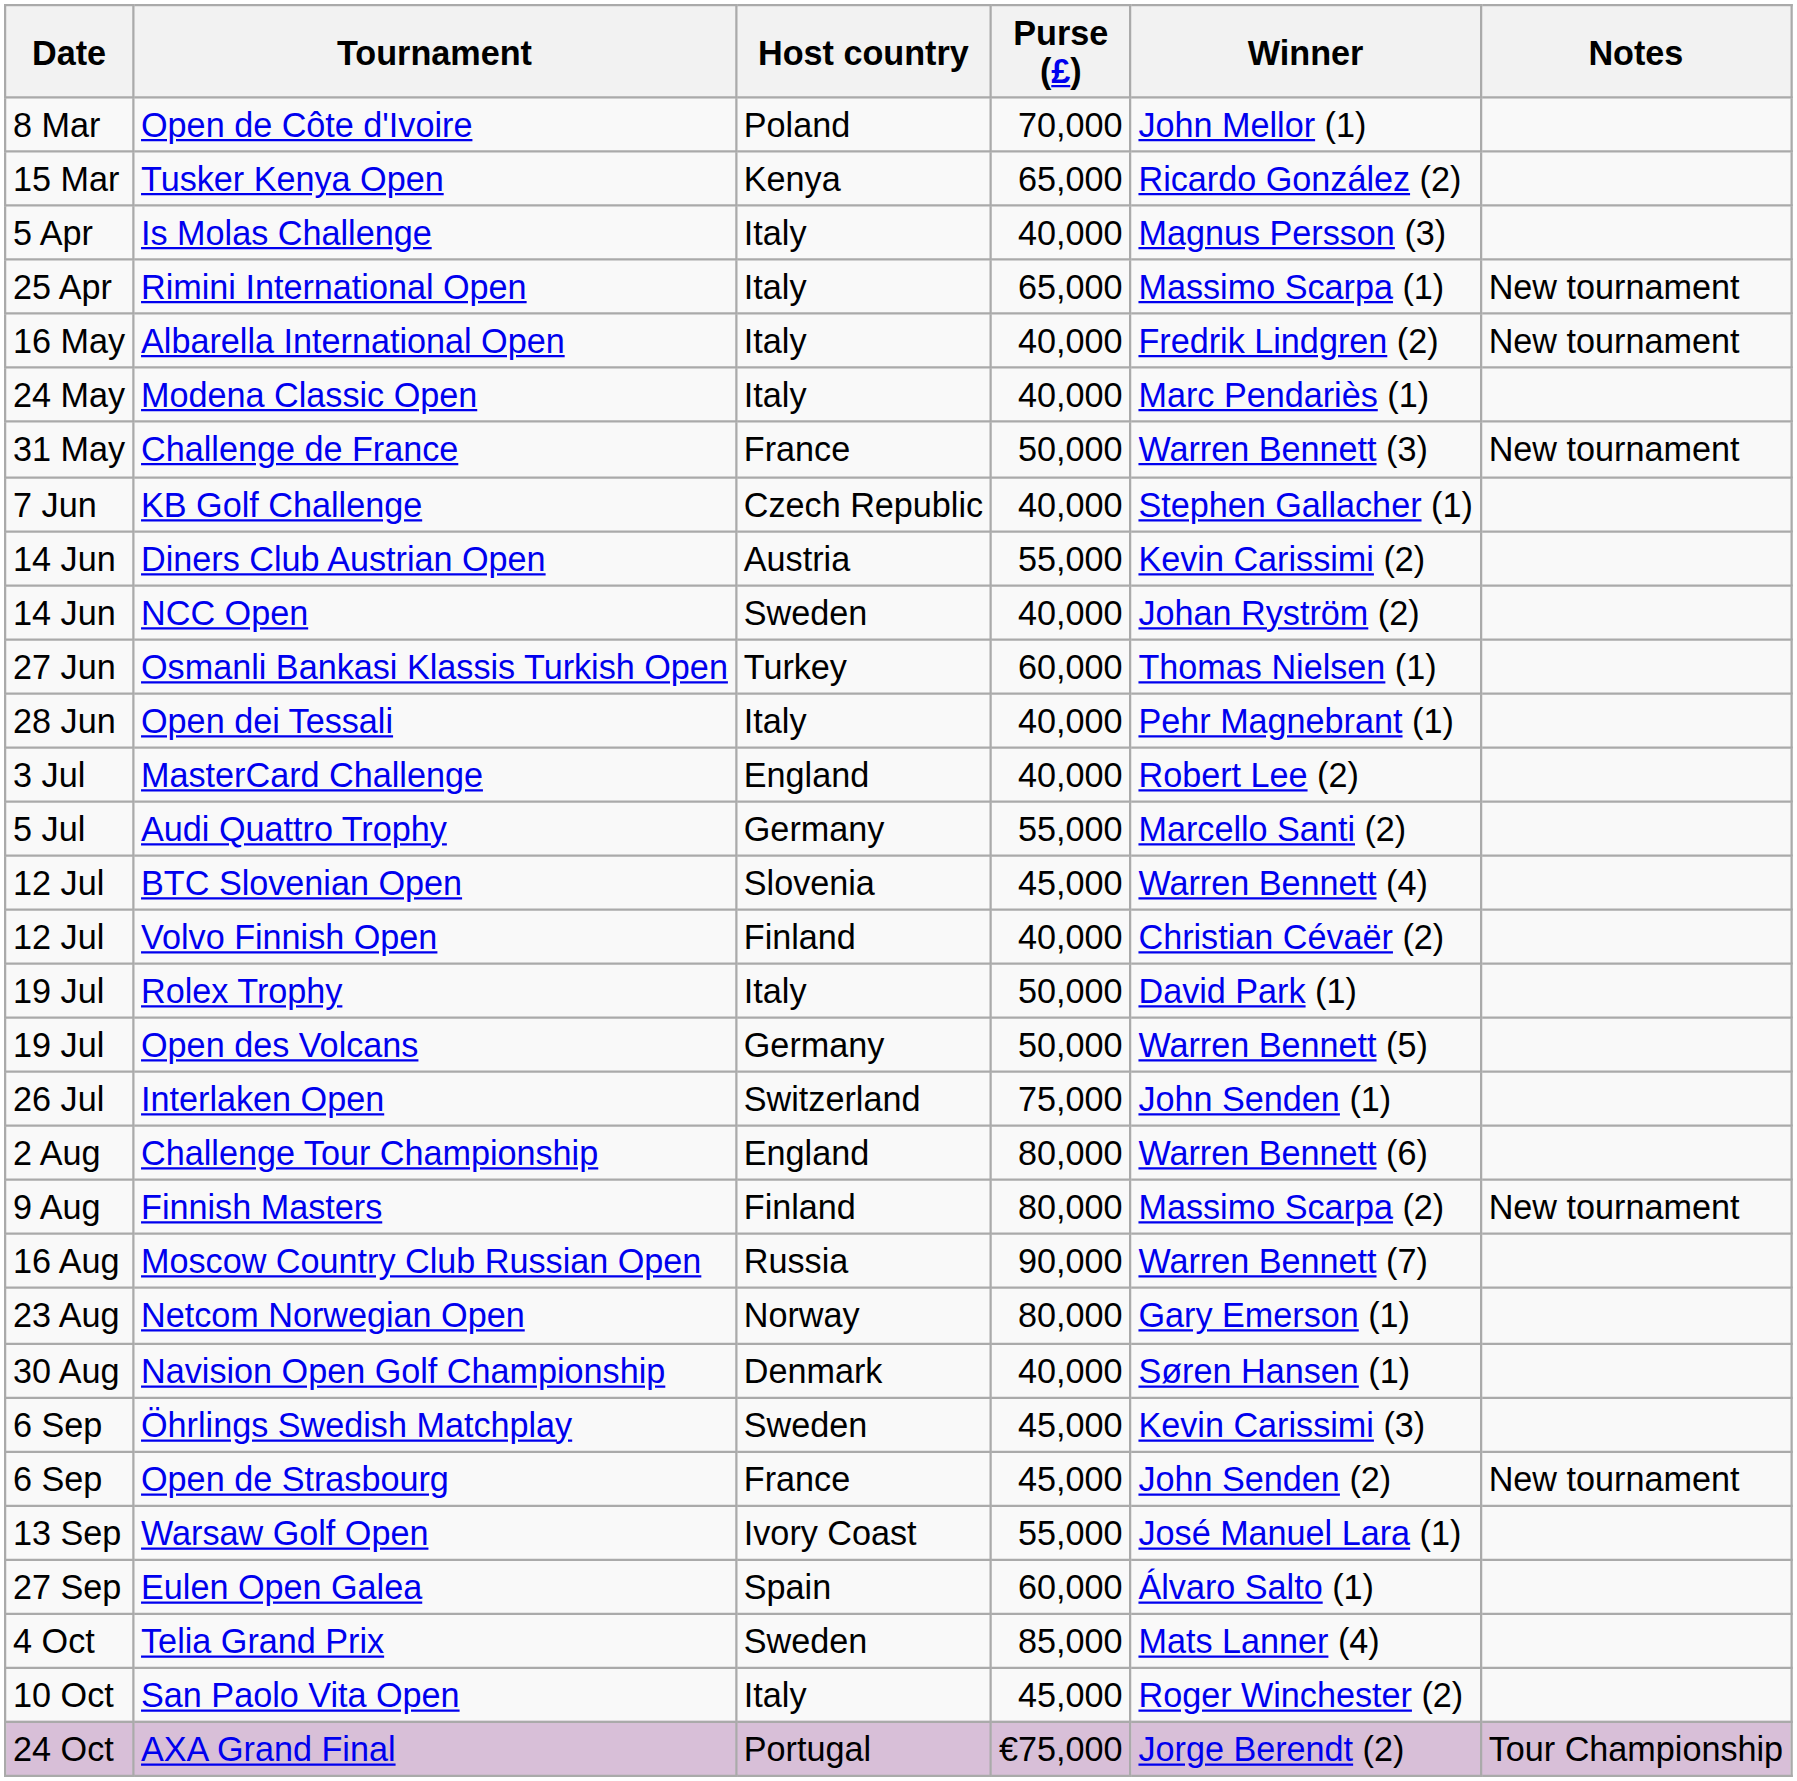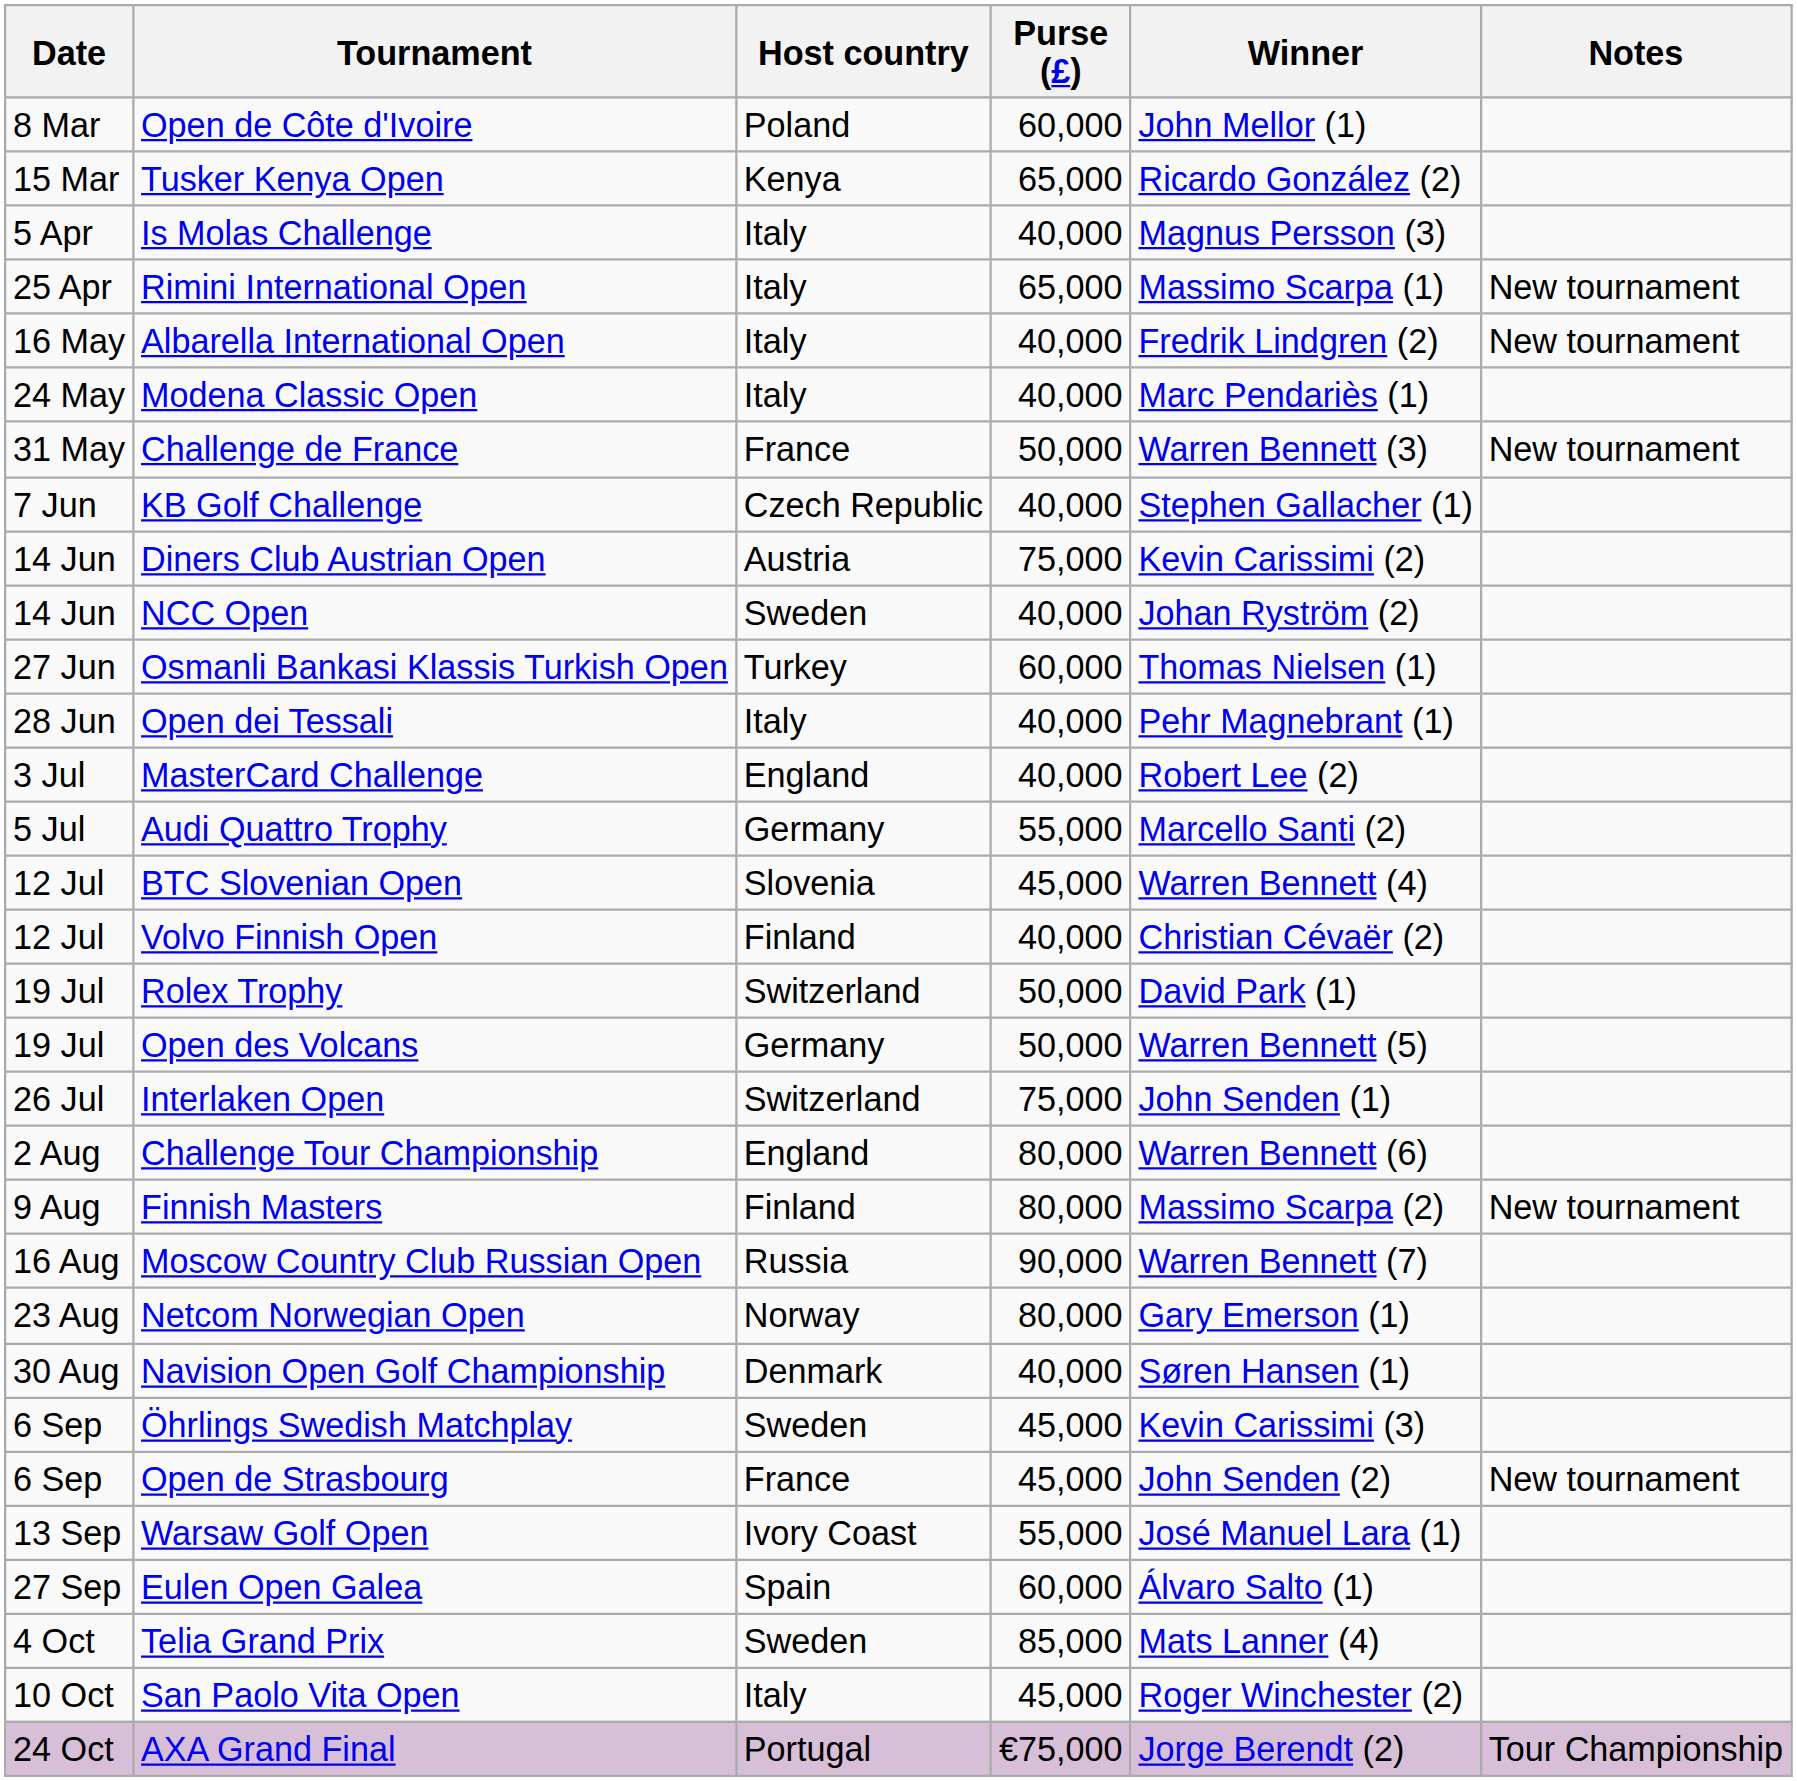(1070, 125) 70,000 -> (1070, 125) 60,000
(1070, 558) 55,000 -> (1070, 558) 75,000
(775, 991) Italy -> (832, 991) Switzerland
